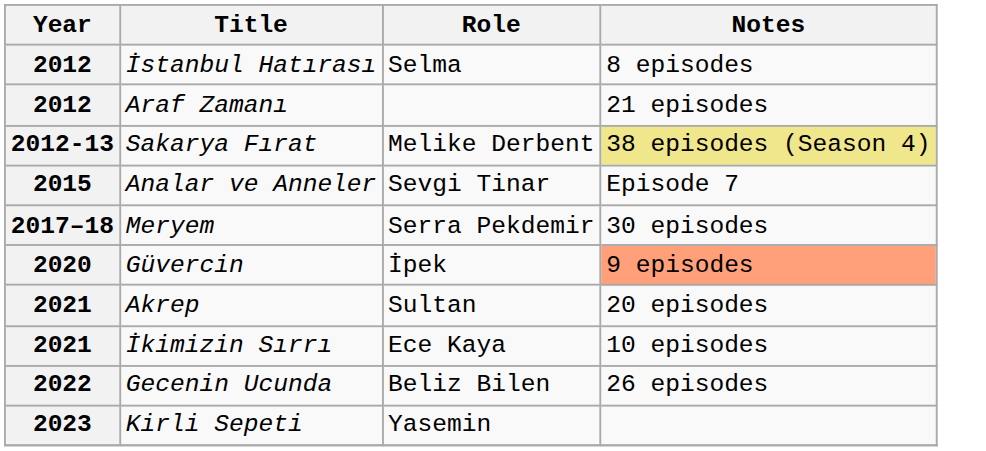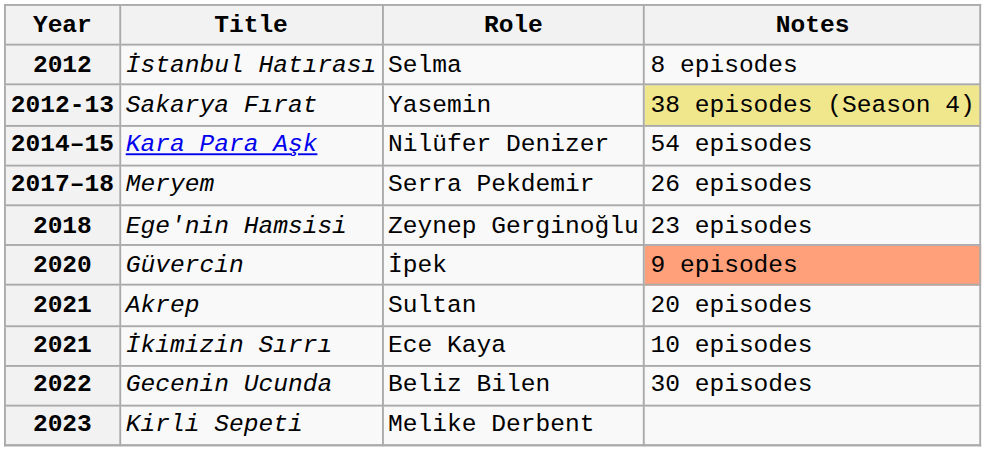- row: (207, 105)
(491, 145) Melike Derbent -> (440, 105) Yasemin
+ row: (222, 145)
- row: (251, 185)
(687, 225) 30 episodes -> (732, 185) 26 episodes
+ row: (236, 225)
(687, 385) 26 episodes -> (732, 385) 30 episodes
(440, 425) Yasemin -> (491, 425) Melike Derbent
